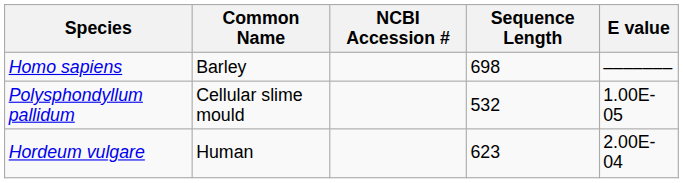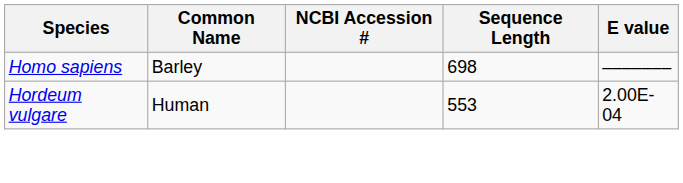- row: (76, 104)
(485, 153) 623 -> (462, 104) 553
